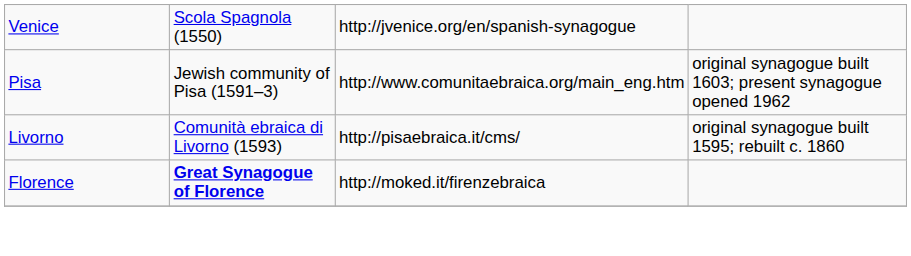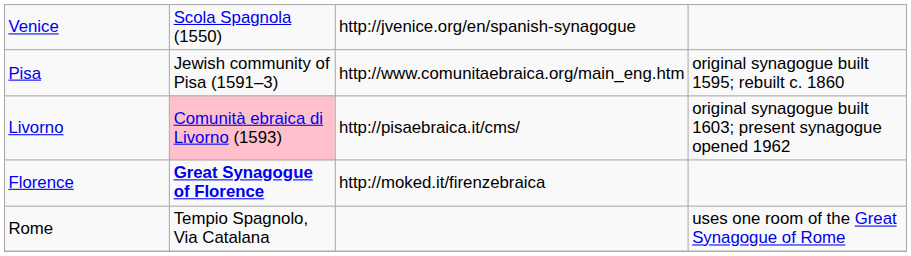(787, 82) original synagogue built 1603; present synagogue opened 1962 -> (780, 72) original synagogue built 1595; rebuilt c. 1860
(248, 137) no background -> (248, 127) pink background
(780, 137) original synagogue built 1595; rebuilt c. 1860 -> (787, 127) original synagogue built 1603; present synagogue opened 1962
+ row: (31, 228)
